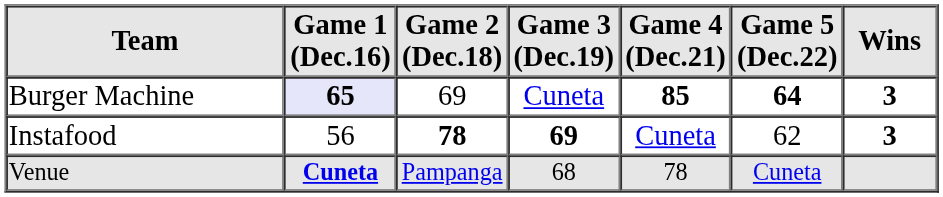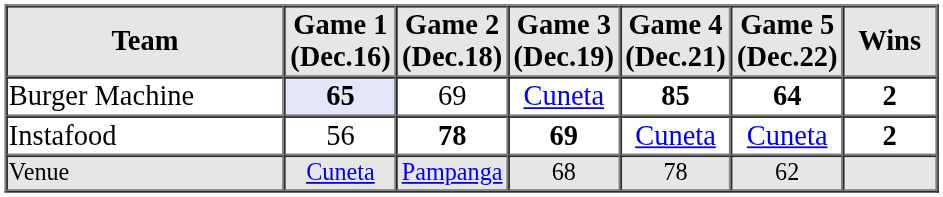(890, 96) 3 -> (890, 96) 2
(787, 135) 62 -> (787, 135) Cuneta
(890, 135) 3 -> (890, 135) 2
(340, 172) bold -> (340, 172) normal
(787, 172) Cuneta -> (787, 172) 62
